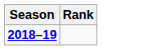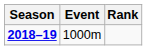+ column: (82, 15)
